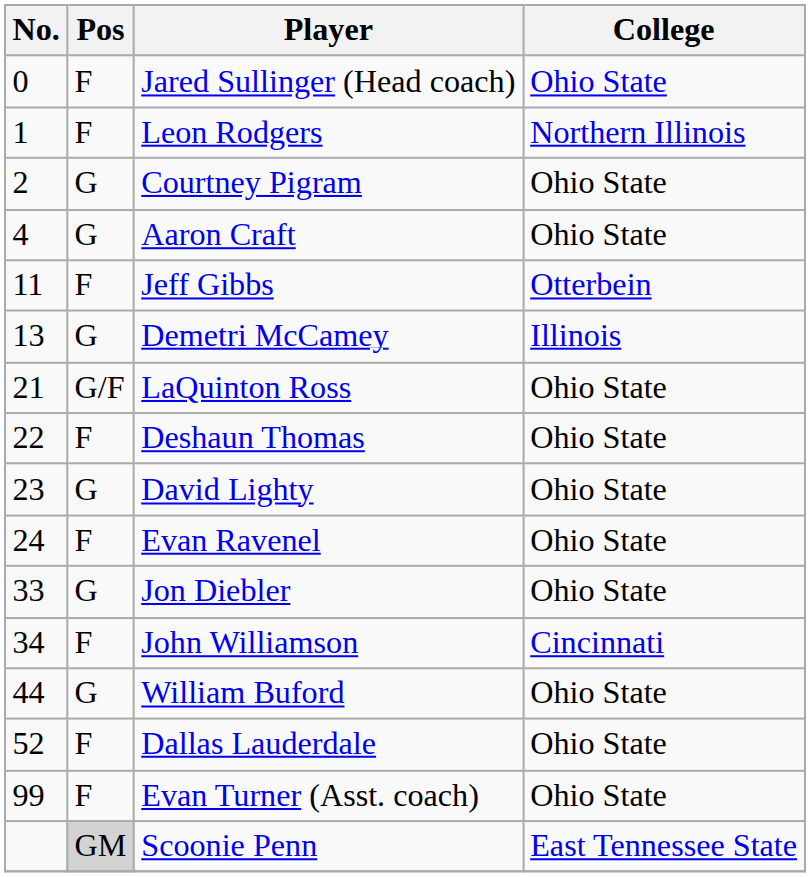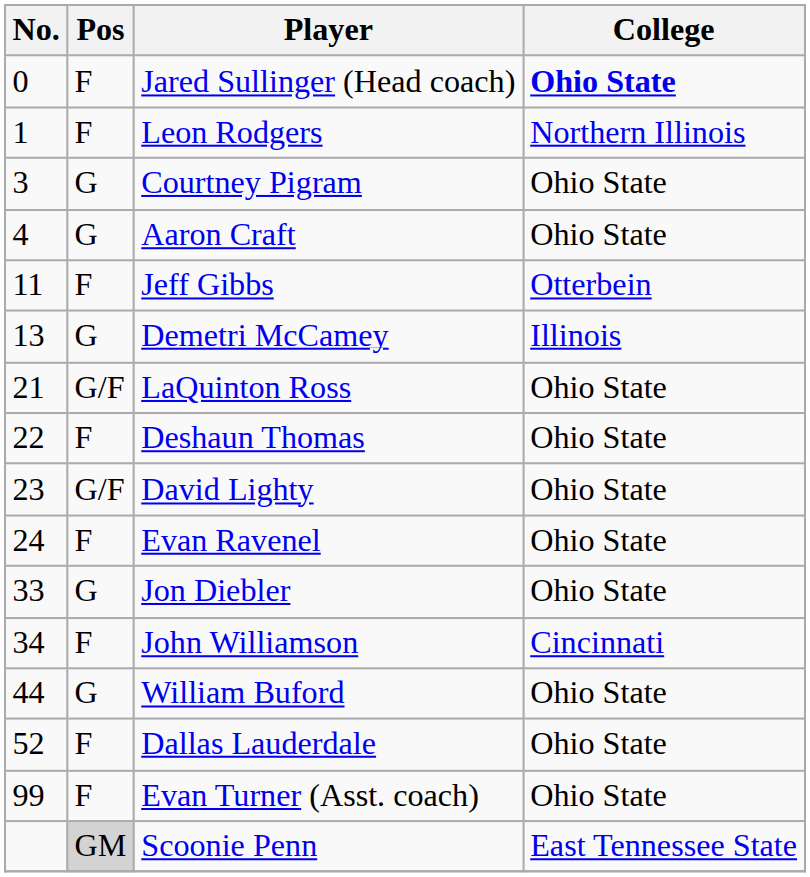(599, 81) normal -> (603, 81) bold
(20, 183) 2 -> (20, 183) 3
(86, 489) G -> (100, 489) G/F
